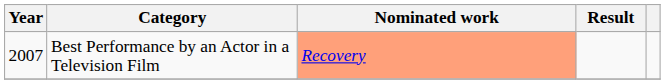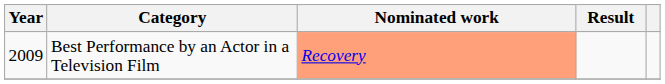(26, 55) 2007 -> (26, 55) 2009
